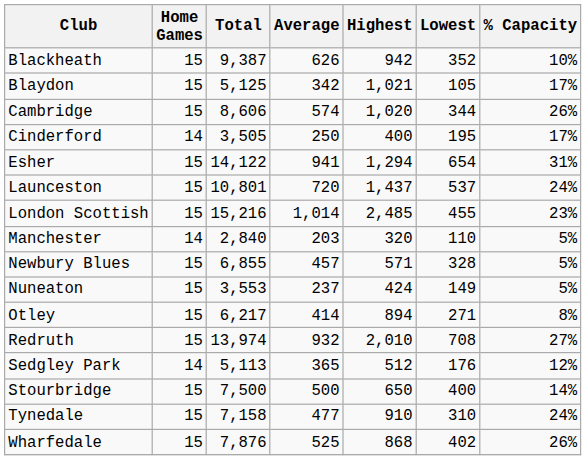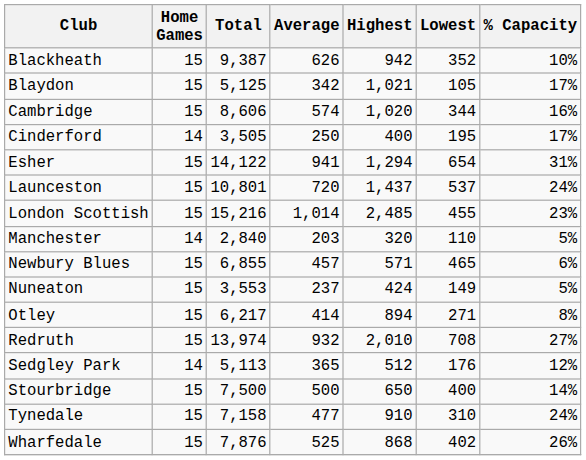(563, 112) 26% -> (563, 112) 16%
(462, 264) 328 -> (462, 264) 465
(568, 264) 5% -> (568, 264) 6%
